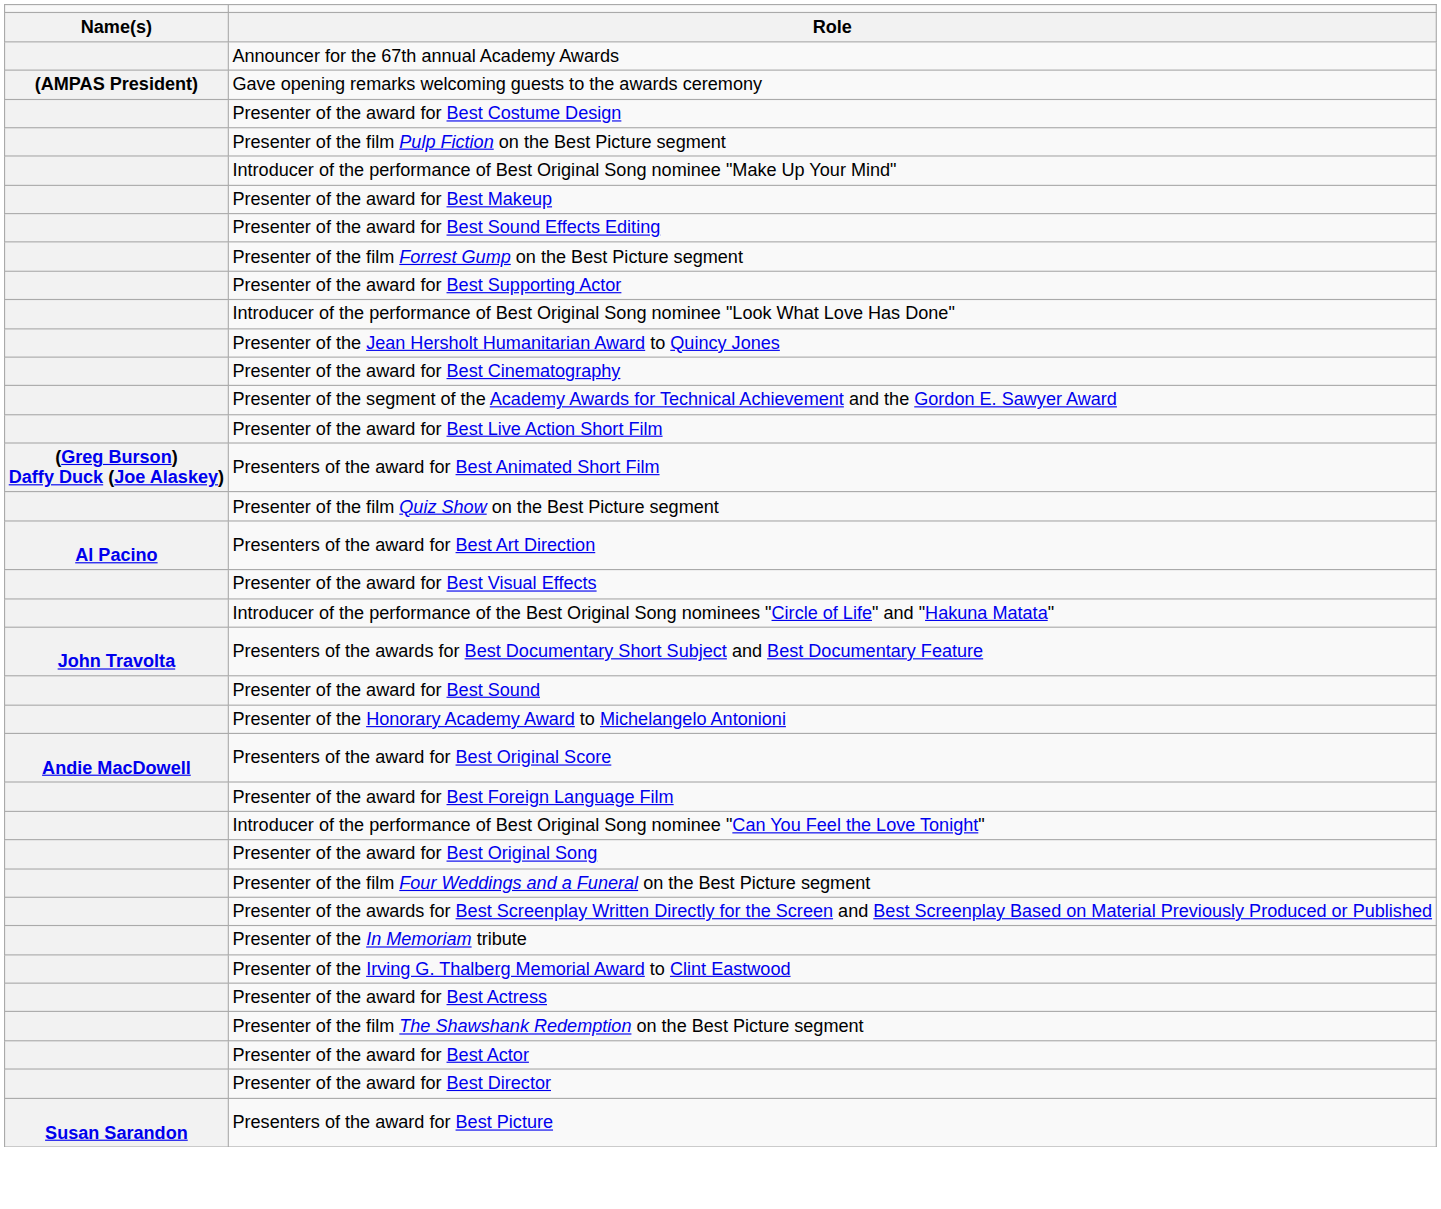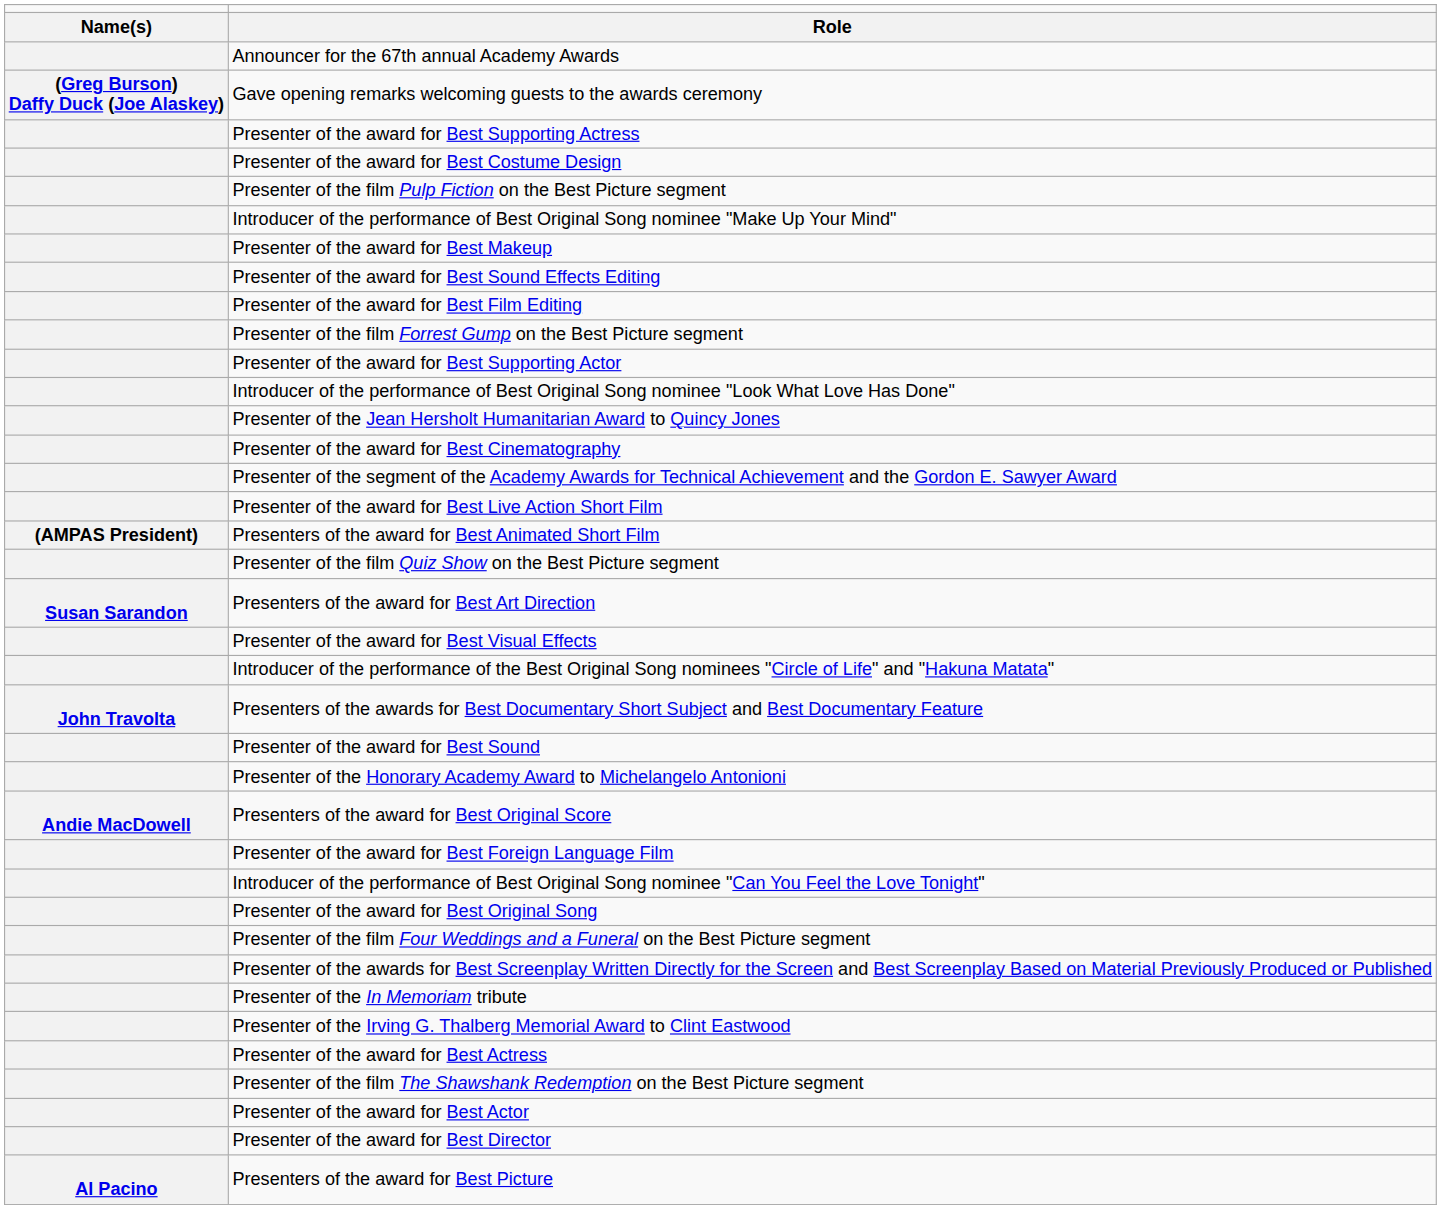(116, 84) (AMPAS President) -> (116, 94) (Greg Burson) Daffy Duck (Joe Alaskey)
+ row: (436, 133)
+ row: (407, 305)
(116, 467) (Greg Burson) Daffy Duck (Joe Alaskey) -> (116, 534) (AMPAS President)
(116, 555) Al Pacino -> (116, 612) Susan Sarandon
(116, 1132) Susan Sarandon -> (116, 1189) Al Pacino
